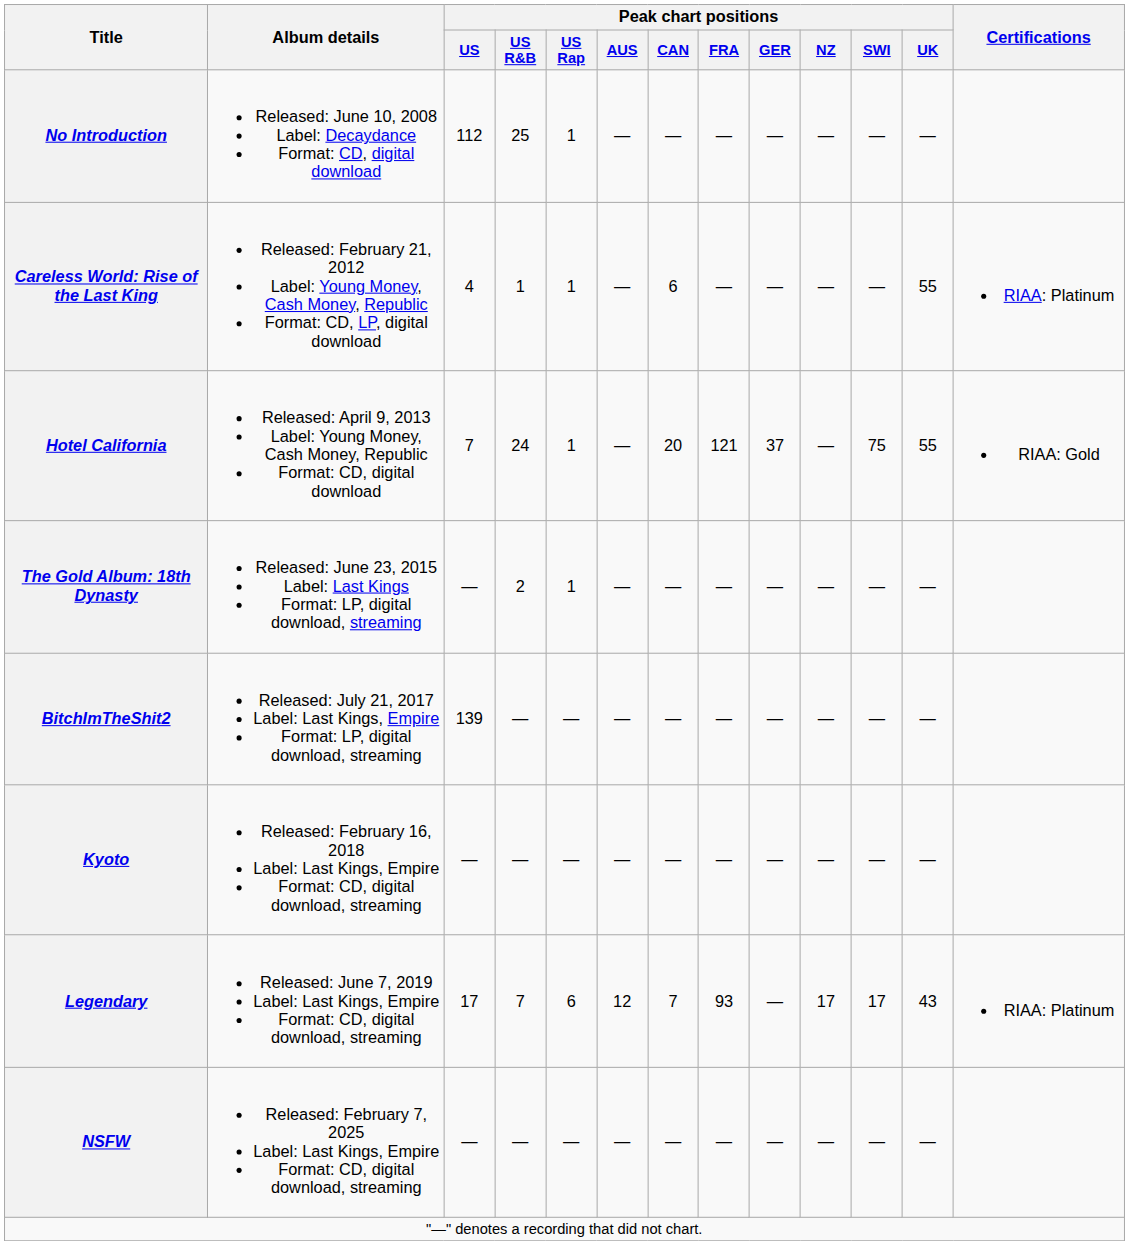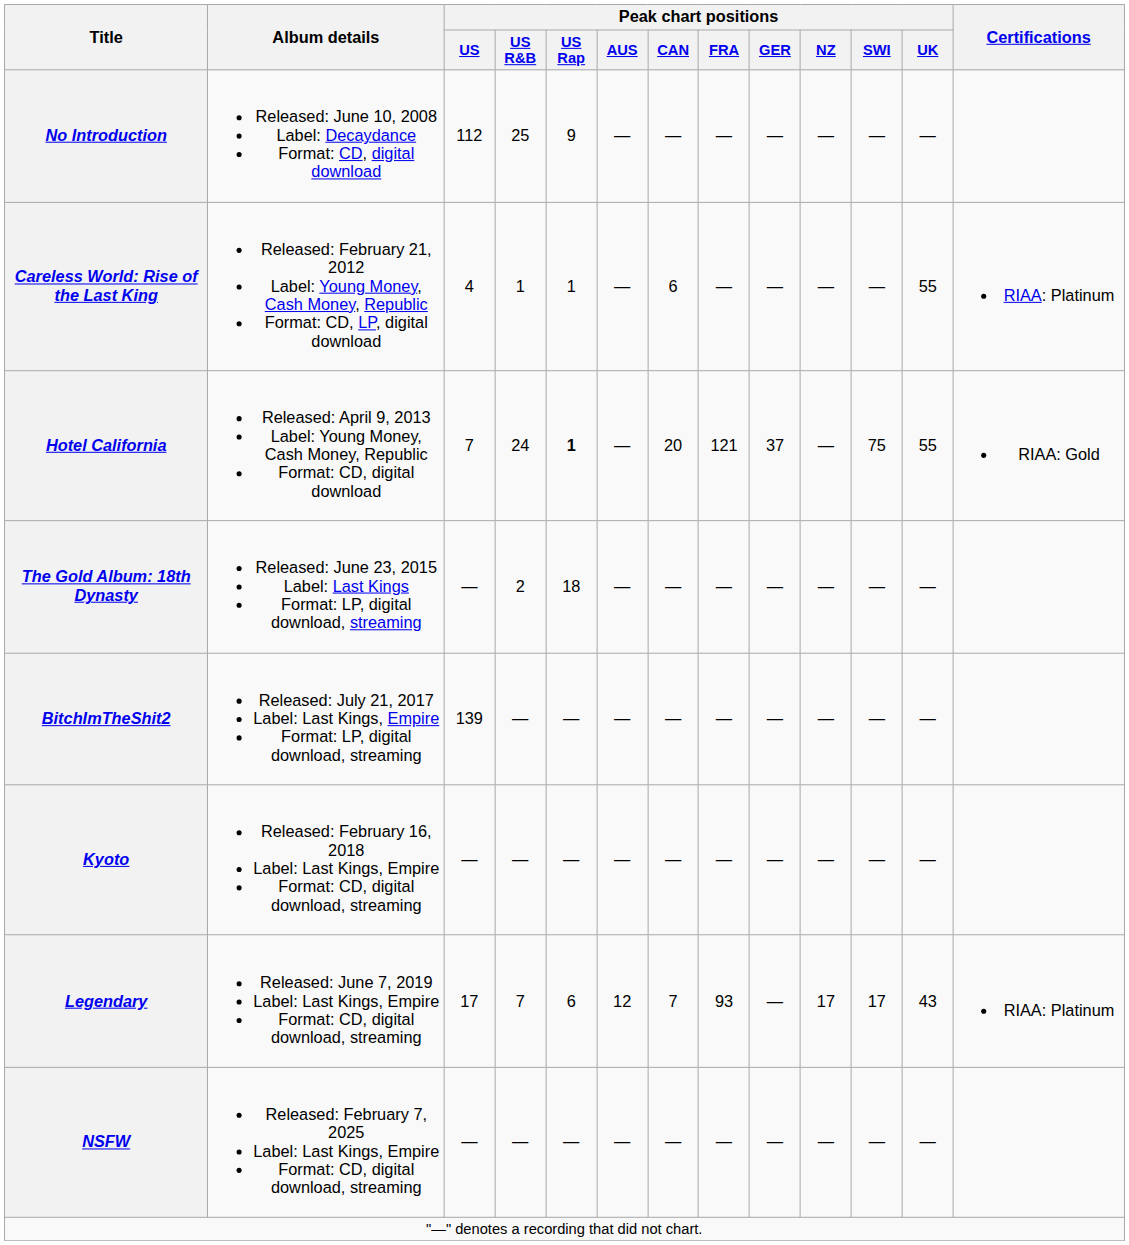(571, 135) 1 -> (571, 135) 9
(571, 445) normal -> (571, 445) bold
(571, 586) 1 -> (571, 586) 18
